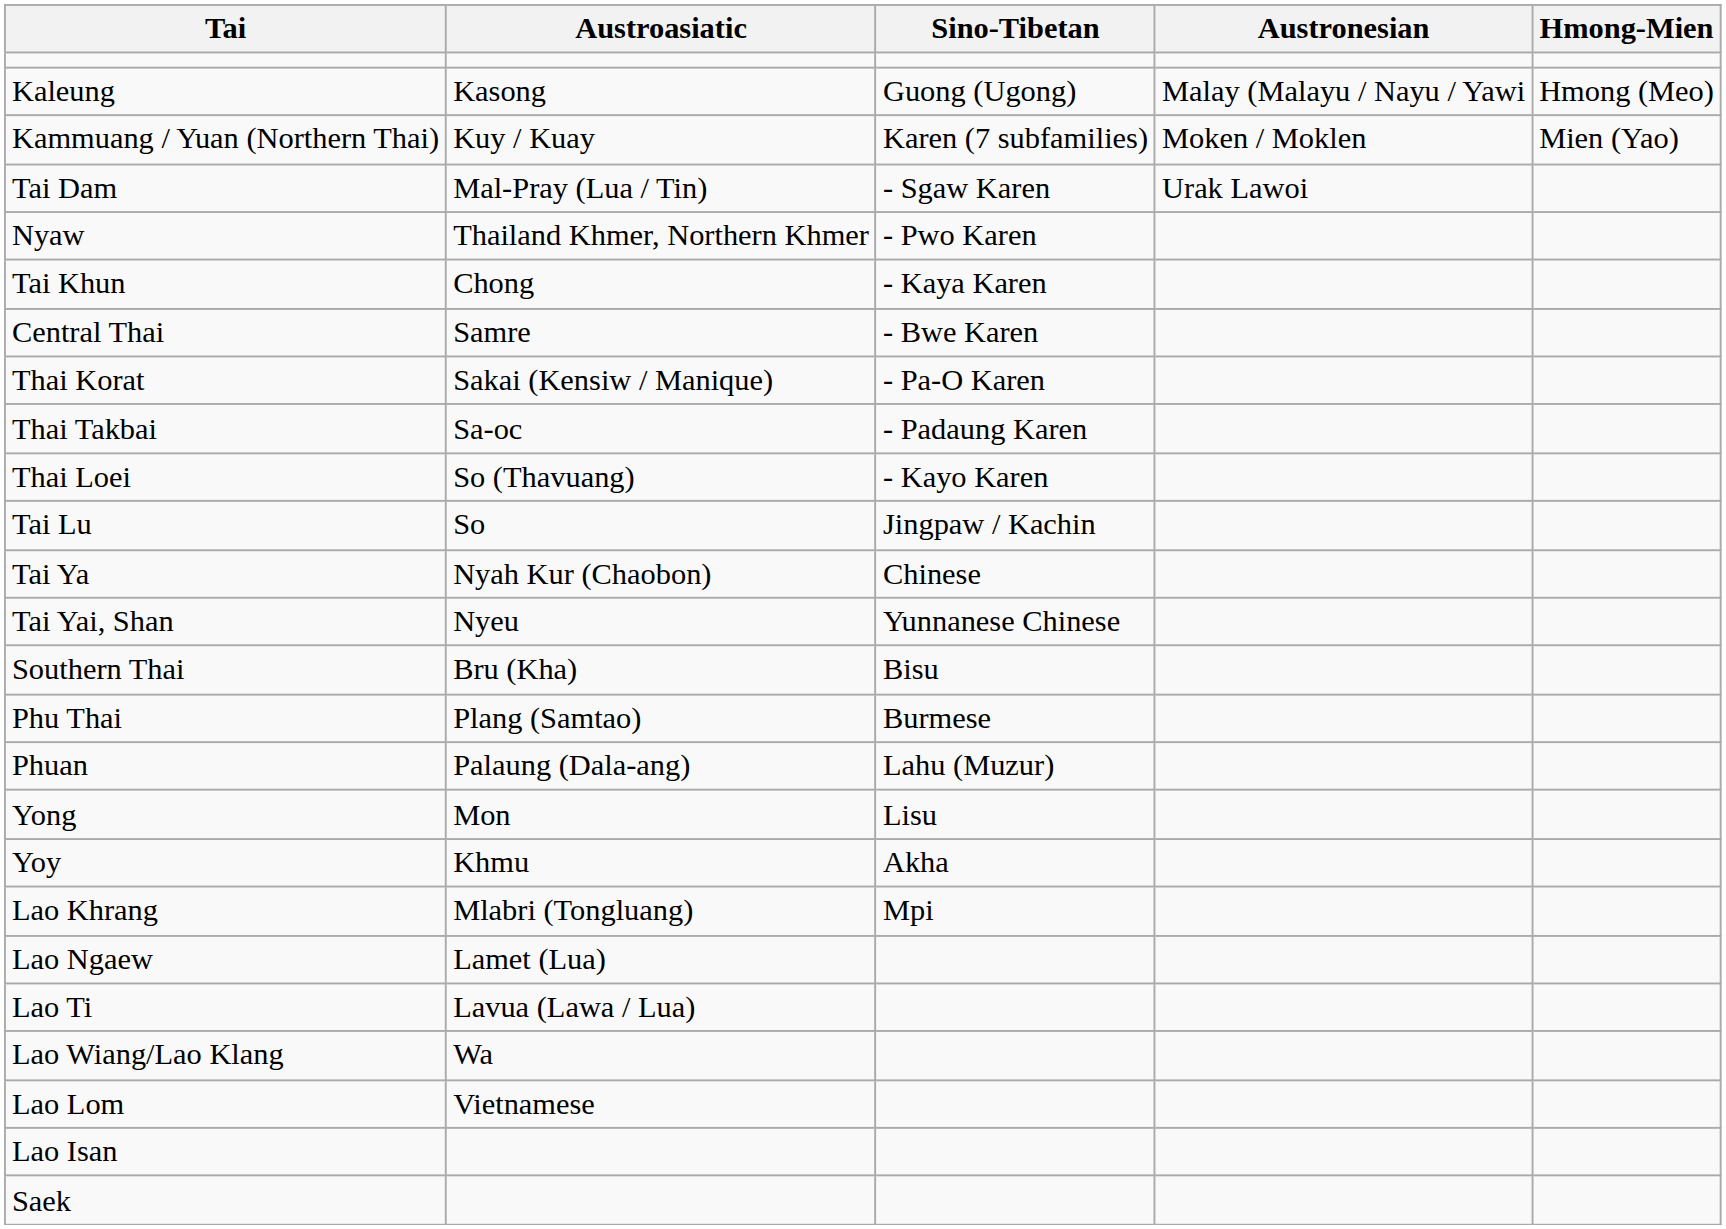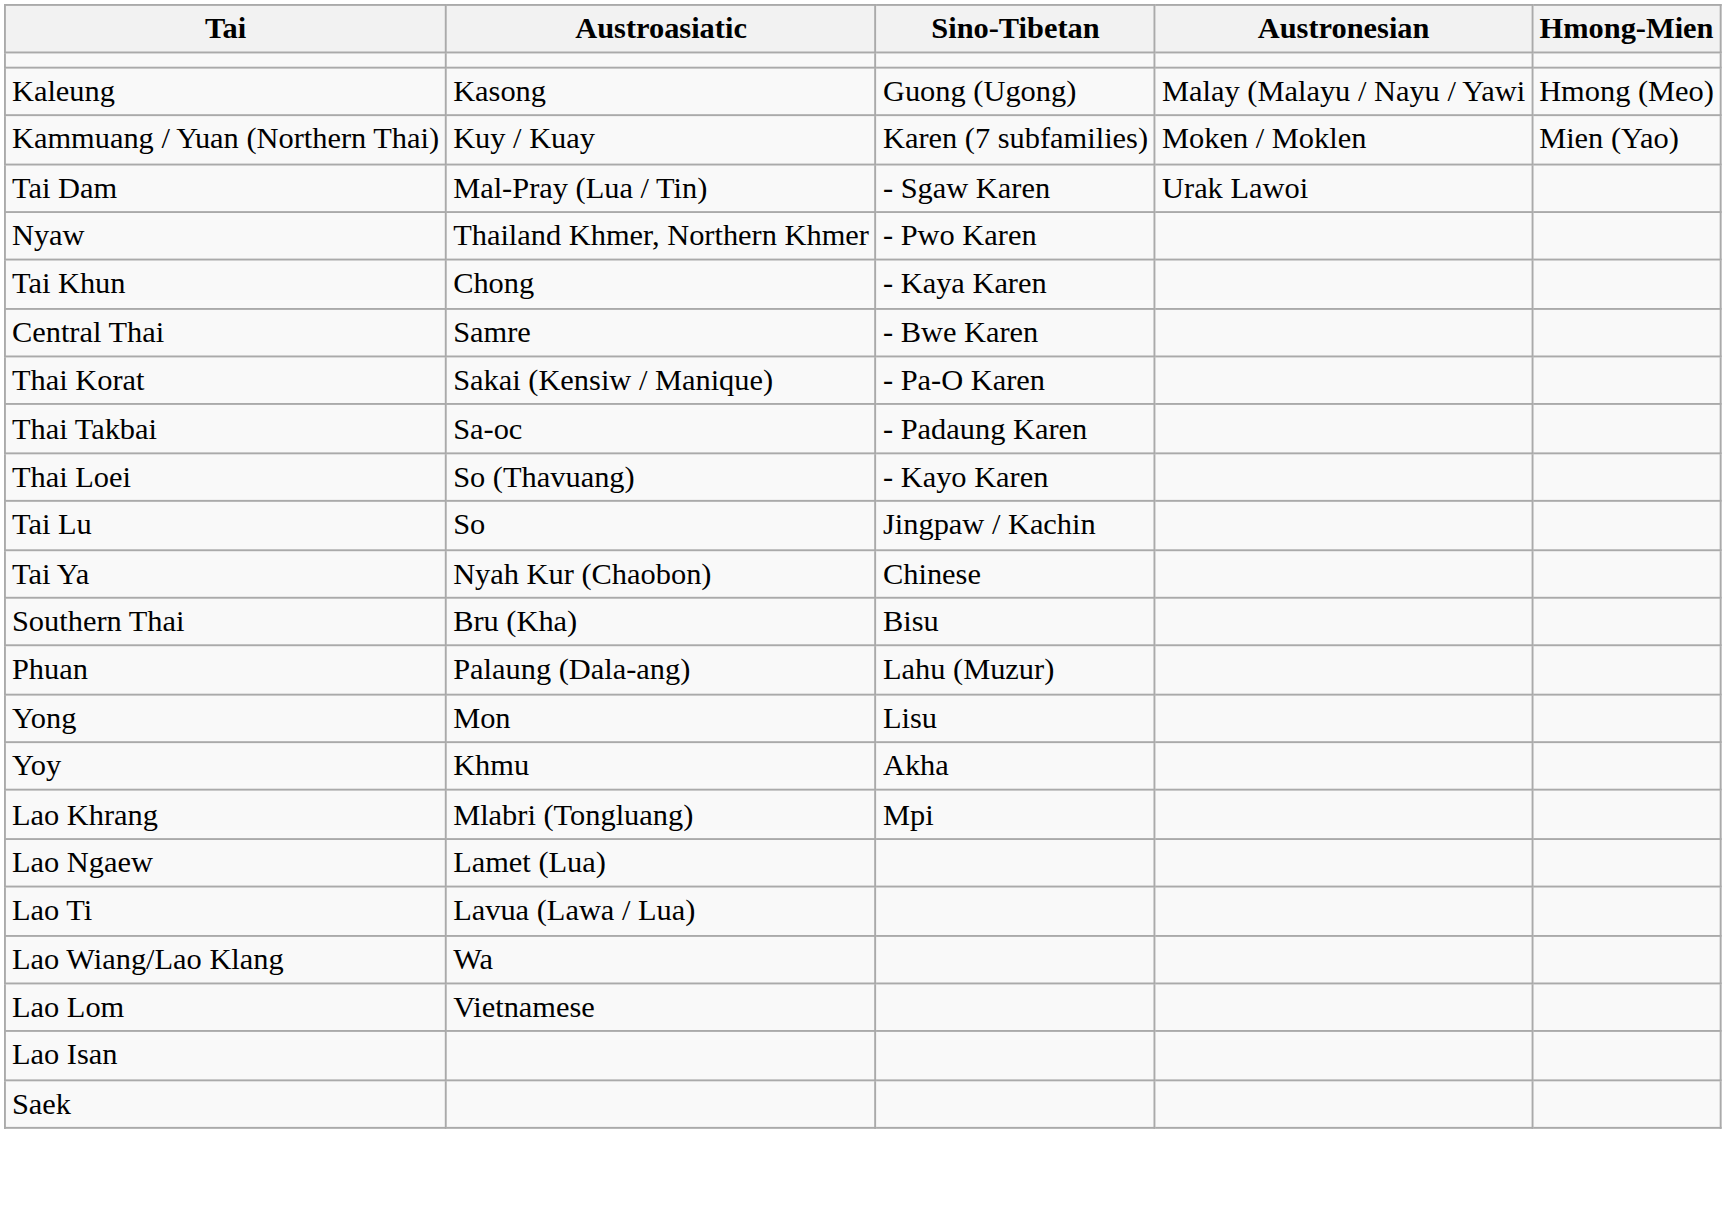- row: (93, 621)
- row: (67, 717)
